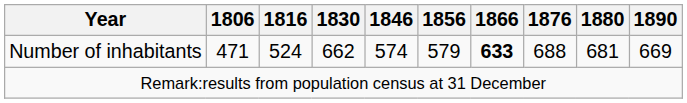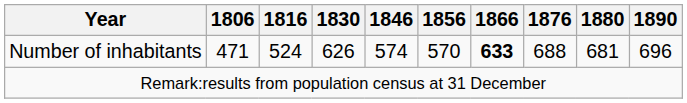(338, 51) 662 -> (338, 51) 626
(444, 51) 579 -> (444, 51) 570
(655, 51) 669 -> (655, 51) 696
